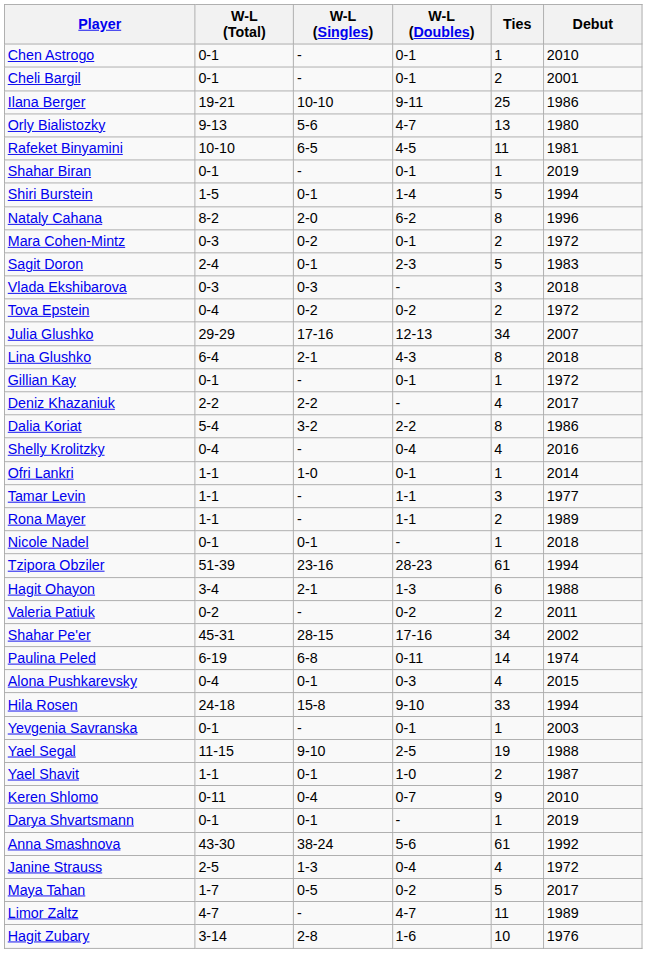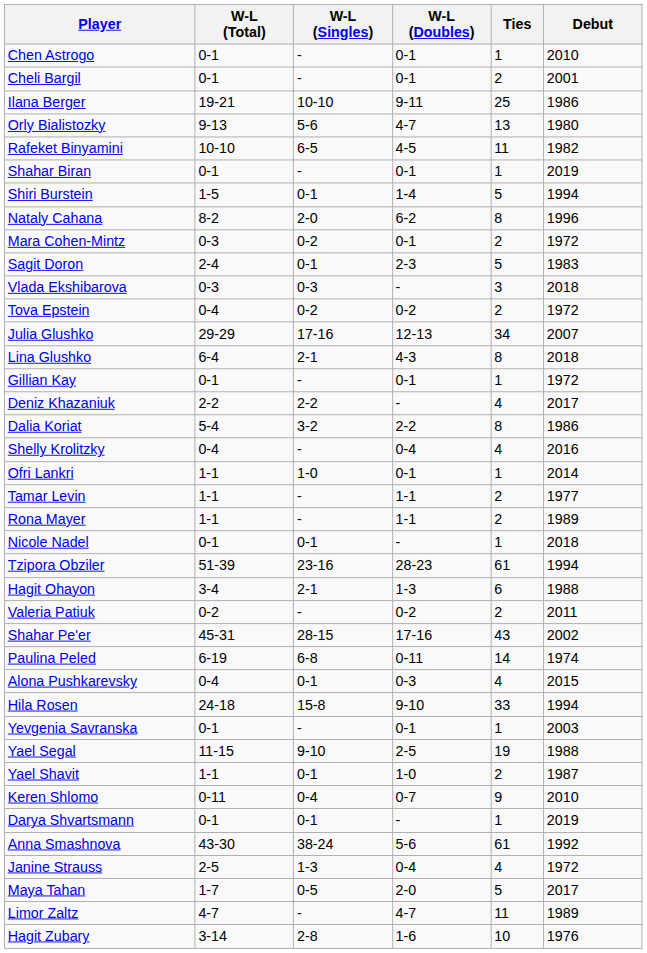(563, 148) 1981 -> (563, 148) 1982
(498, 495) 3 -> (498, 495) 2
(502, 634) 34 -> (502, 634) 43
(406, 889) 0-2 -> (406, 889) 2-0
